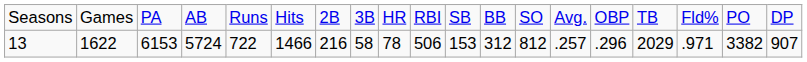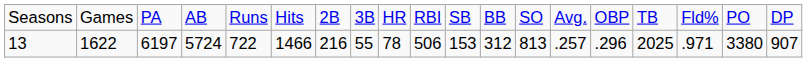(159, 43) 6153 -> (159, 43) 6197
(364, 43) 58 -> (364, 43) 55
(533, 43) 812 -> (533, 43) 813
(655, 43) 2029 -> (655, 43) 2025
(745, 43) 3382 -> (745, 43) 3380
